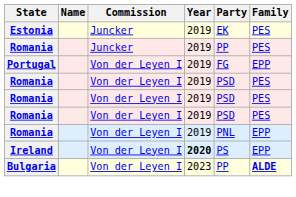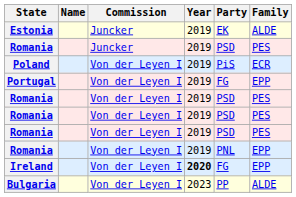(261, 30) PES -> (264, 30) ALDE
(223, 47) PP -> (226, 47) PSD
+ row: (31, 64)
(223, 149) PS -> (223, 167) FG
(264, 167) bold -> (264, 184) normal
